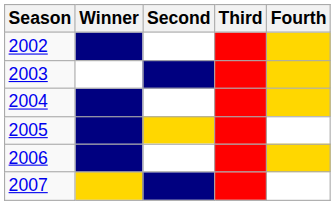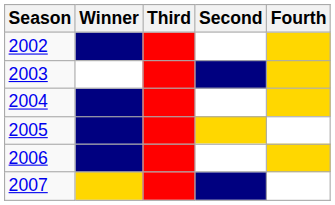columns swapped: (179, 18) <-> (241, 18)
